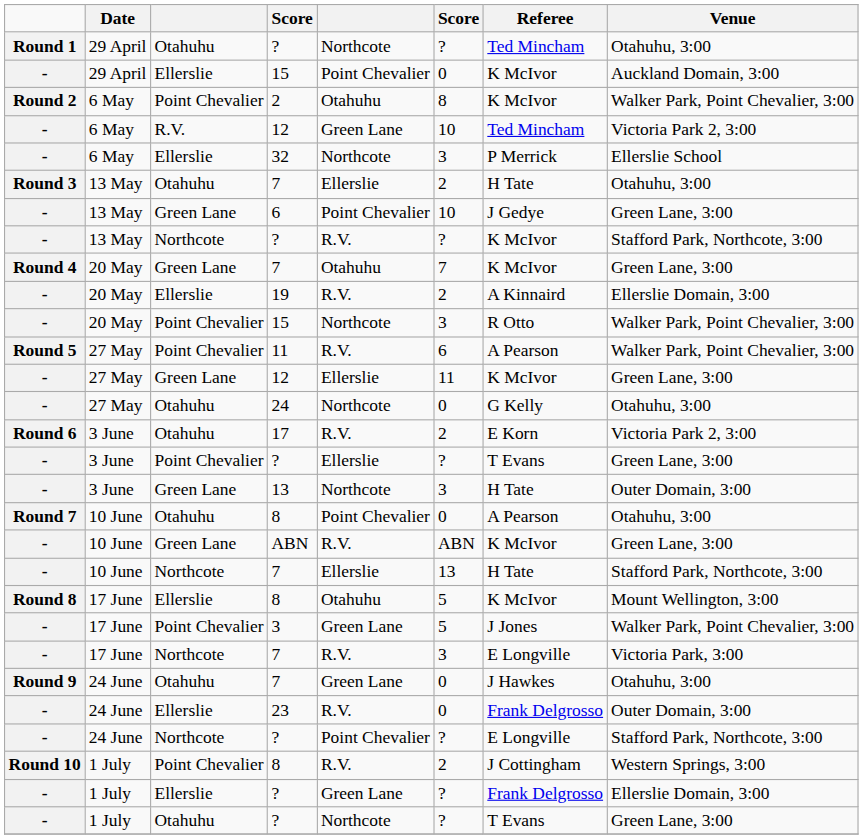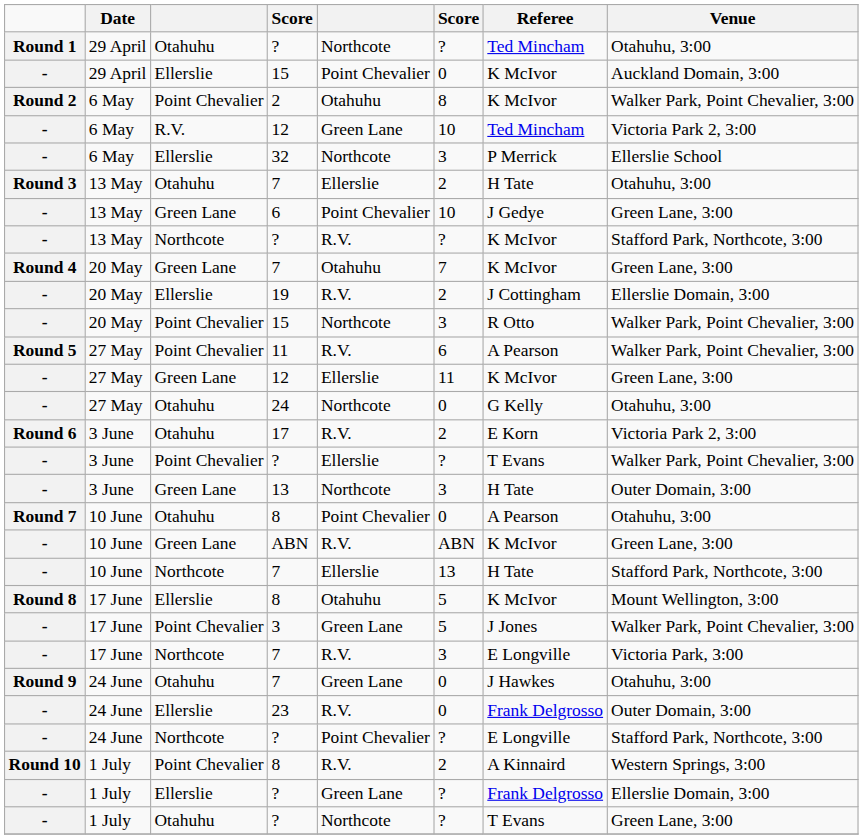(526, 294) A Kinnaird -> (534, 294) J Cottingham
(672, 460) Green Lane, 3:00 -> (733, 460) Walker Park, Point Chevalier, 3:00
(534, 765) J Cottingham -> (526, 765) A Kinnaird
